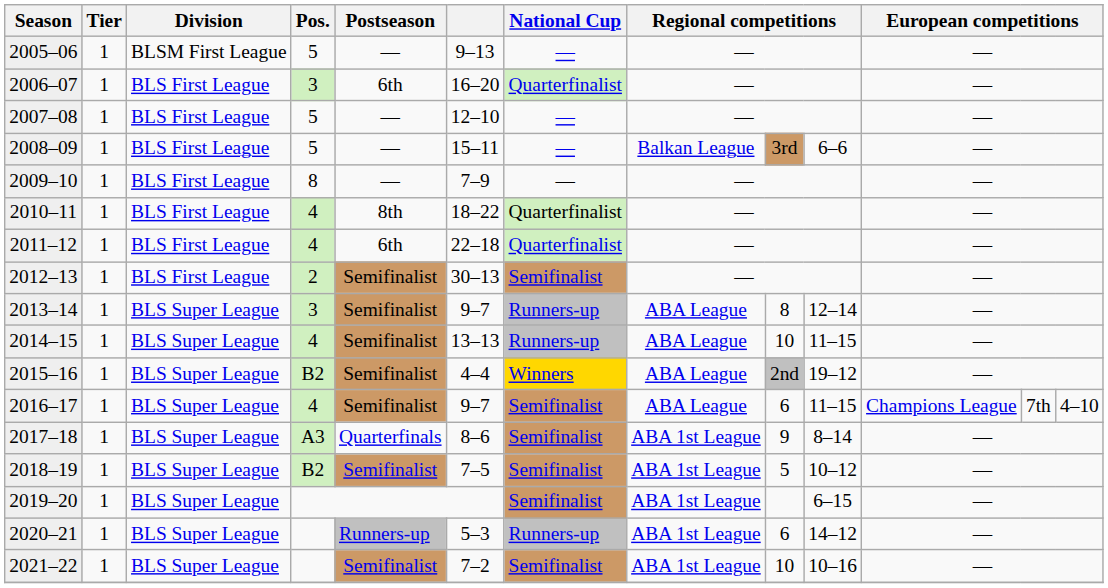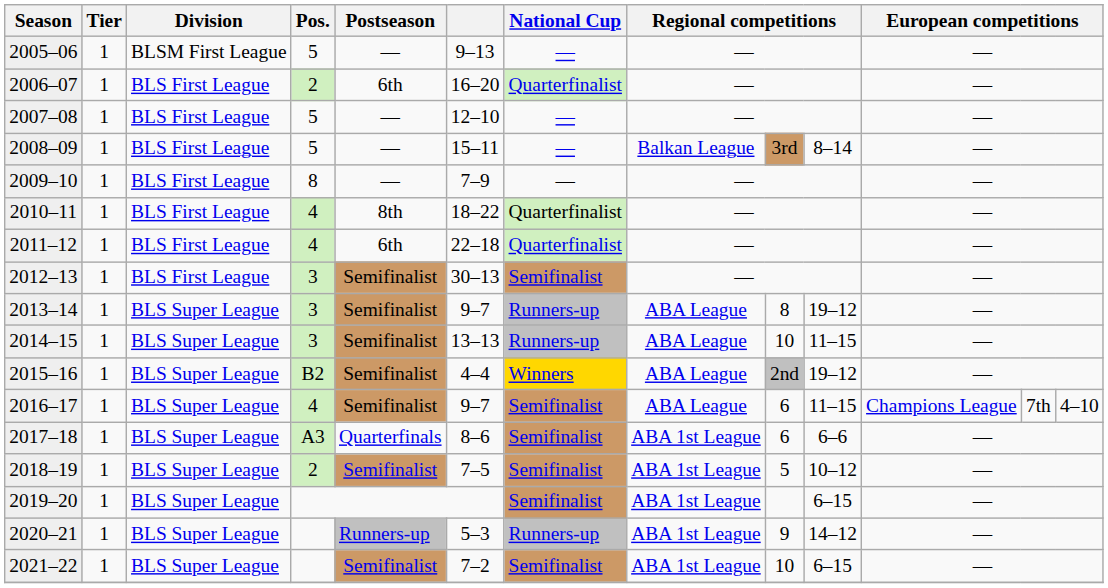(313, 84) 3 -> (313, 84) 2
(833, 148) 6–6 -> (833, 148) 8–14
(313, 276) 2 -> (313, 276) 3
(833, 308) 12–14 -> (833, 308) 19–12
(313, 340) 4 -> (313, 340) 3
(785, 437) 9 -> (785, 437) 6
(833, 437) 8–14 -> (833, 437) 6–6
(313, 469) B2 -> (313, 469) 2
(785, 533) 6 -> (785, 533) 9
(833, 565) 10–16 -> (833, 565) 6–15
